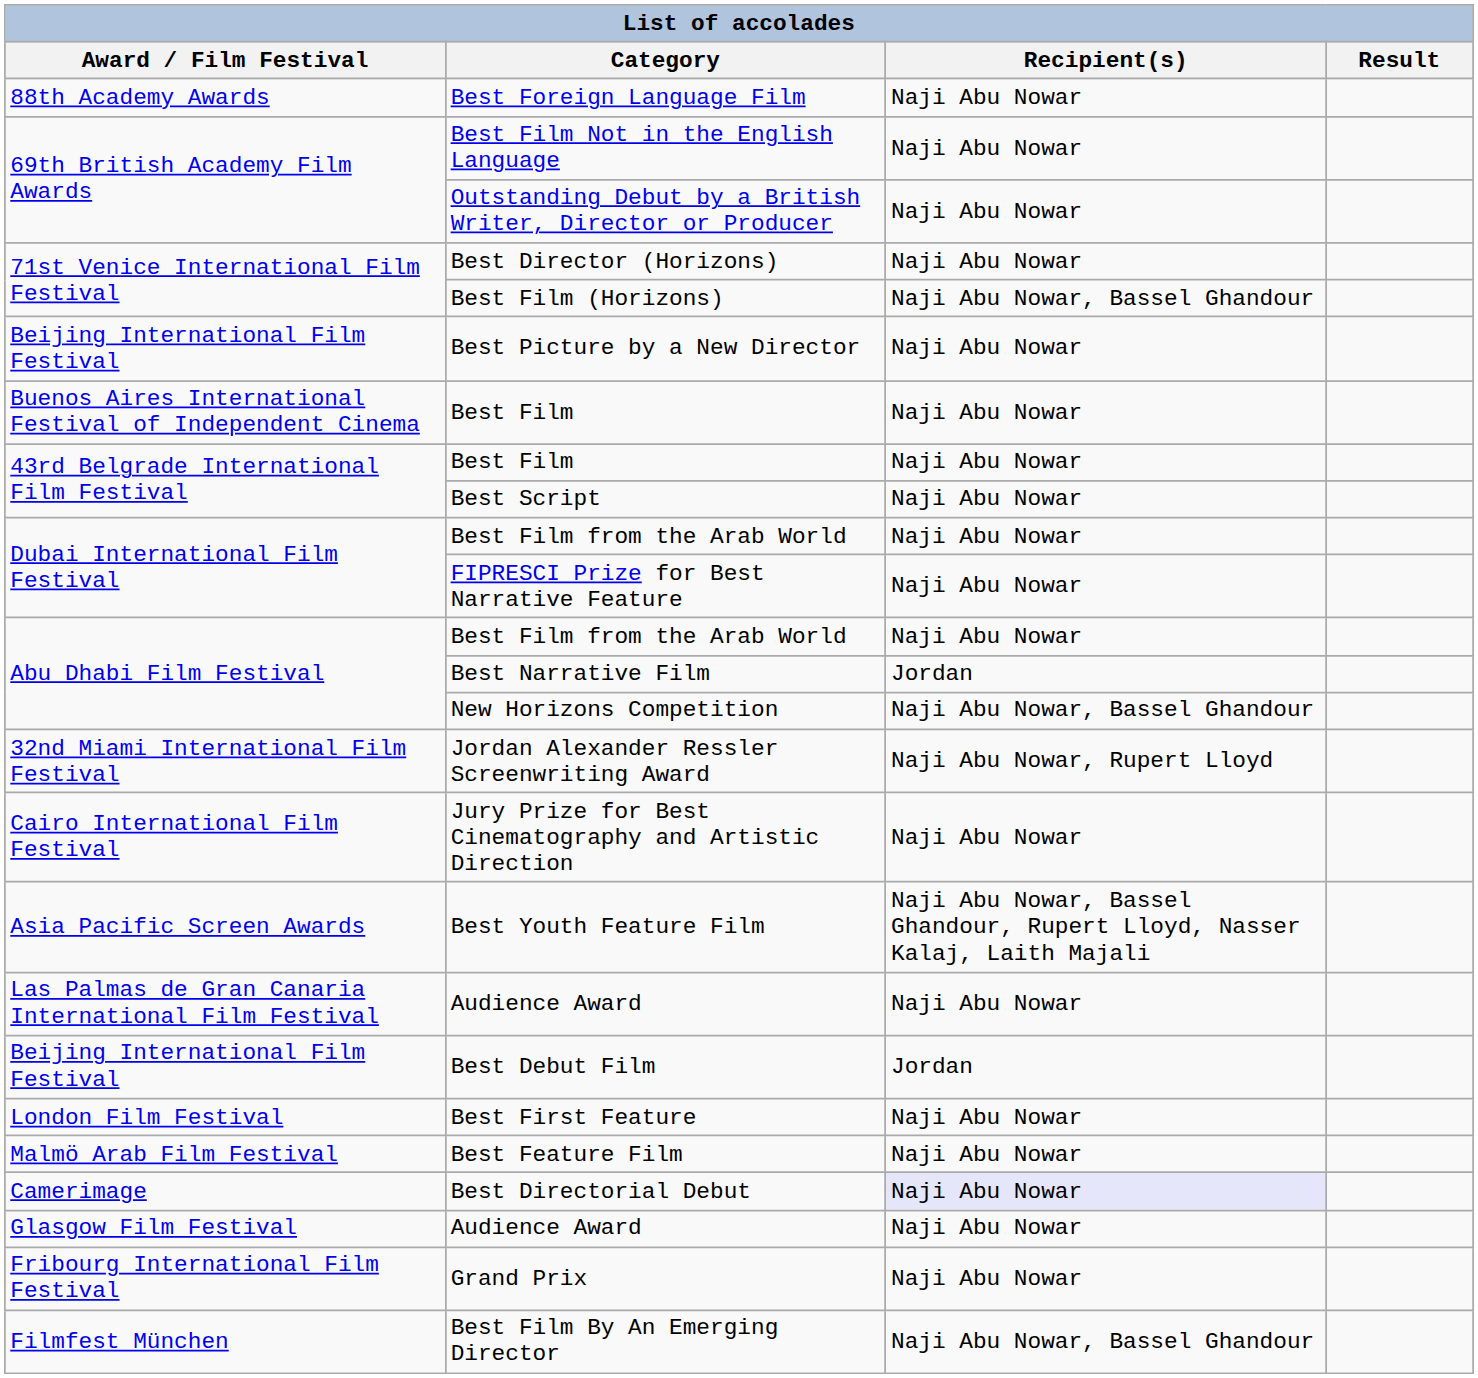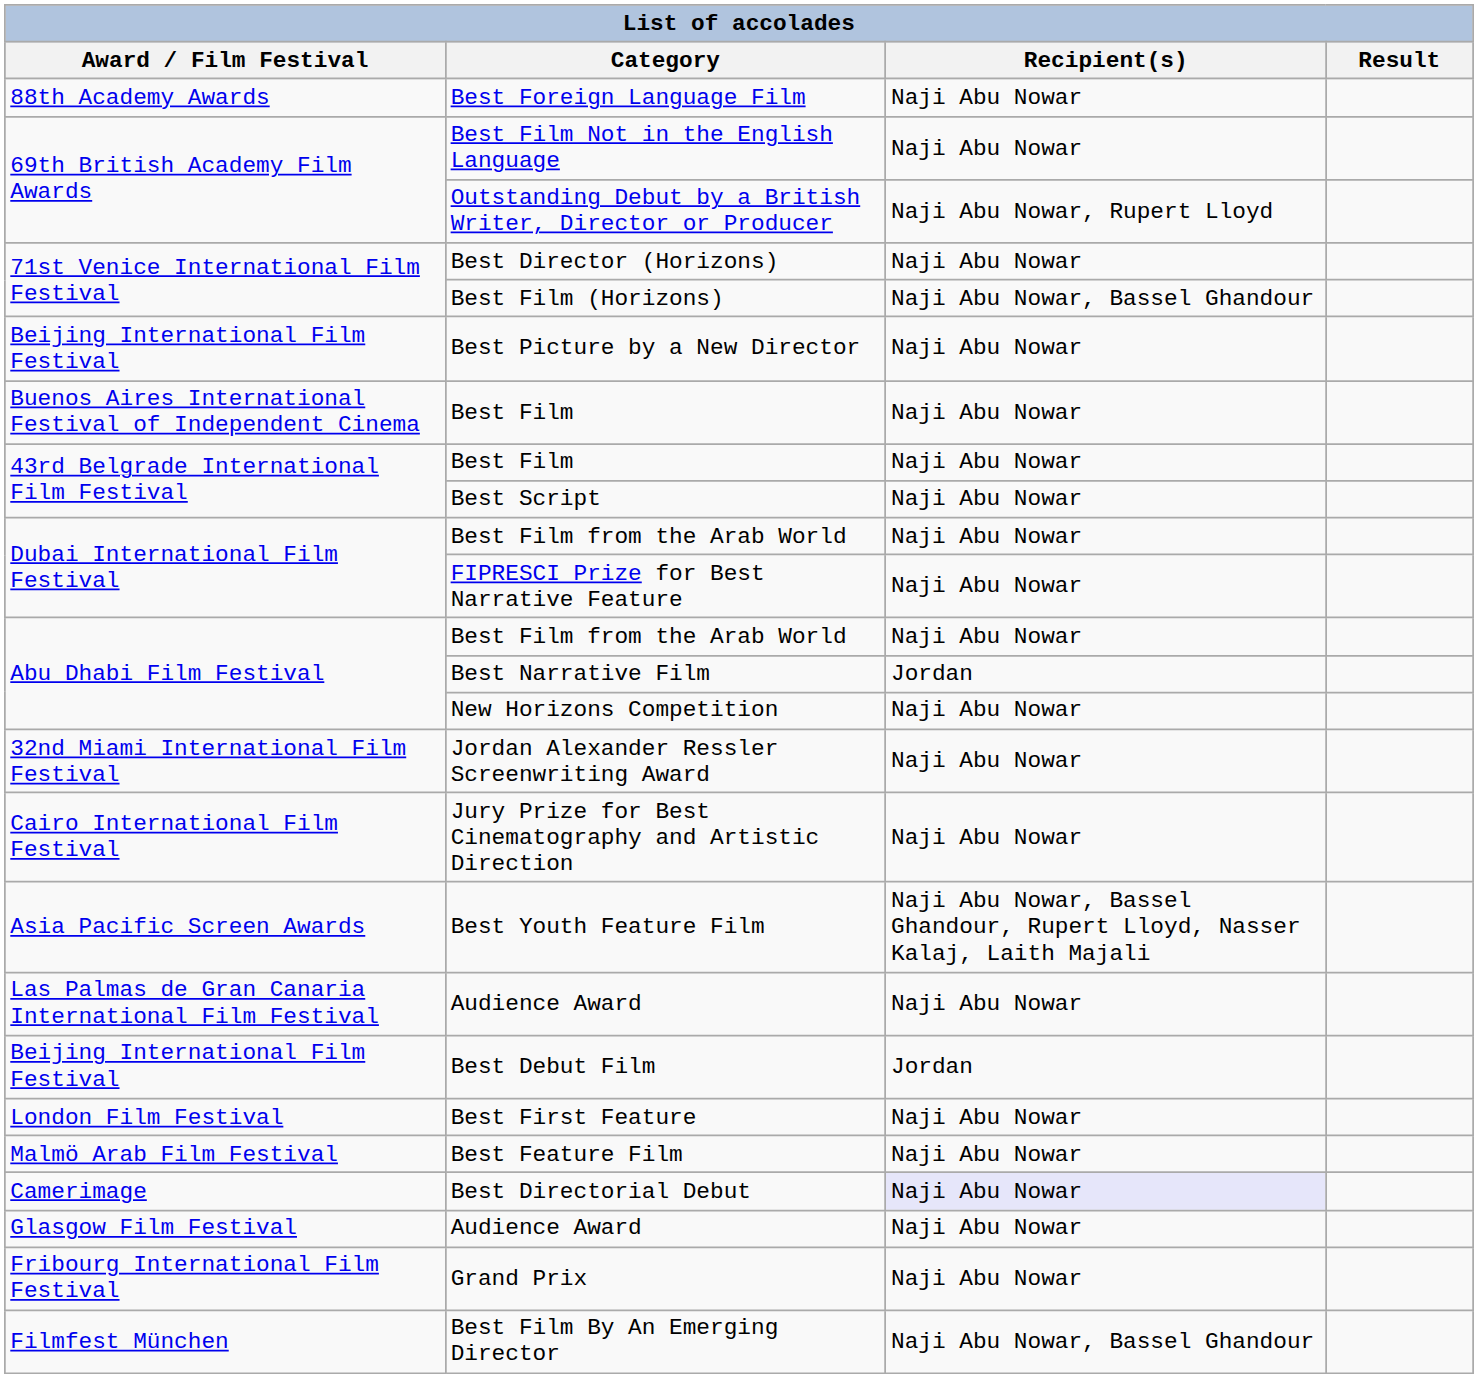(987, 211) Naji Abu Nowar -> (1082, 211) Naji Abu Nowar, Rupert Lloyd
(1103, 711) Naji Abu Nowar, Bassel Ghandour -> (987, 711) Naji Abu Nowar
(1082, 761) Naji Abu Nowar, Rupert Lloyd -> (987, 761) Naji Abu Nowar
